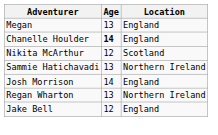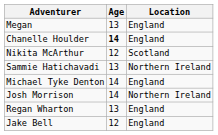+ row: (55, 81)
(141, 81) England -> (170, 95) Northern Ireland
(164, 95) Northern Ireland -> (146, 109) England
